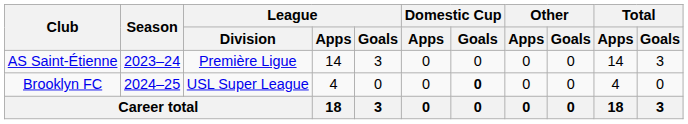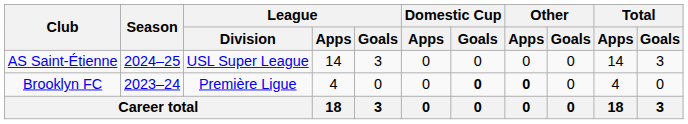(152, 61) 2023–24 -> (152, 61) 2024–25
(248, 61) Première Ligue -> (248, 61) USL Super League
(152, 84) 2024–25 -> (152, 84) 2023–24
(248, 84) USL Super League -> (248, 84) Première Ligue
(526, 84) normal -> (526, 84) bold
